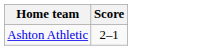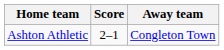+ column: (173, 14)
